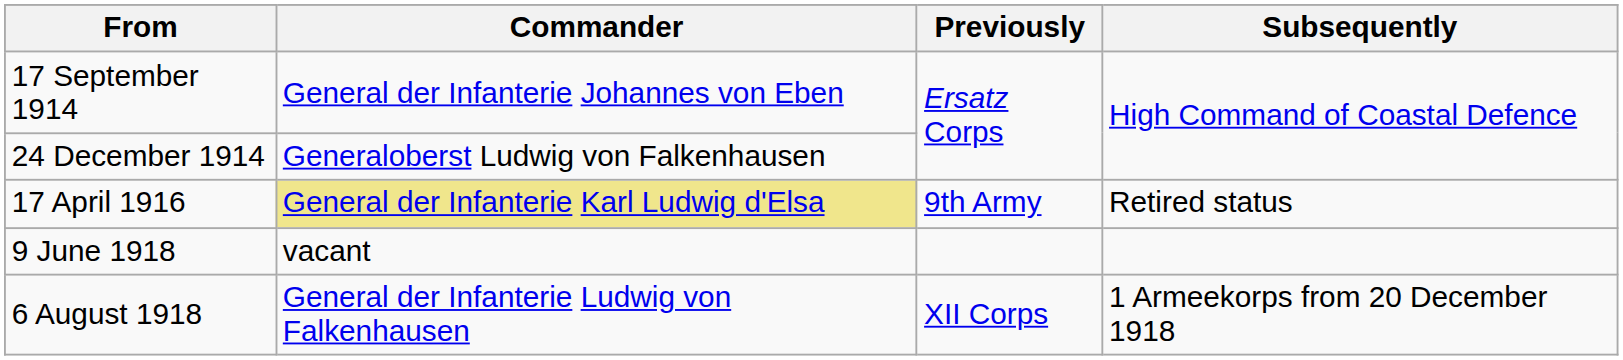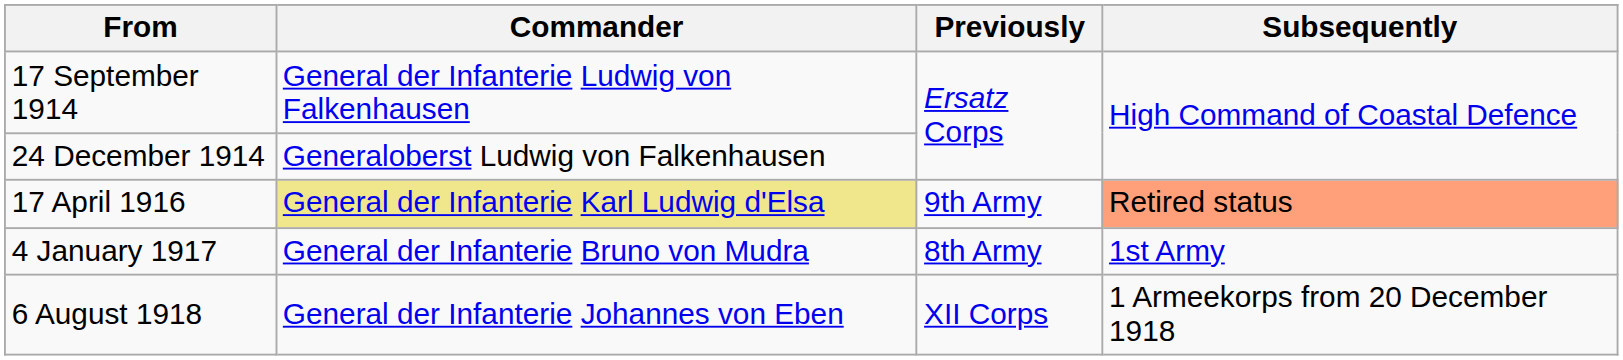(563, 92) General der Infanterie Johannes von Eben -> (507, 92) General der Infanterie Ludwig von Falkenhausen
(1201, 203) no background -> (1201, 203) lightsalmon background
+ row: (114, 250)
- row: (94, 250)
(507, 314) General der Infanterie Ludwig von Falkenhausen -> (563, 314) General der Infanterie Johannes von Eben
